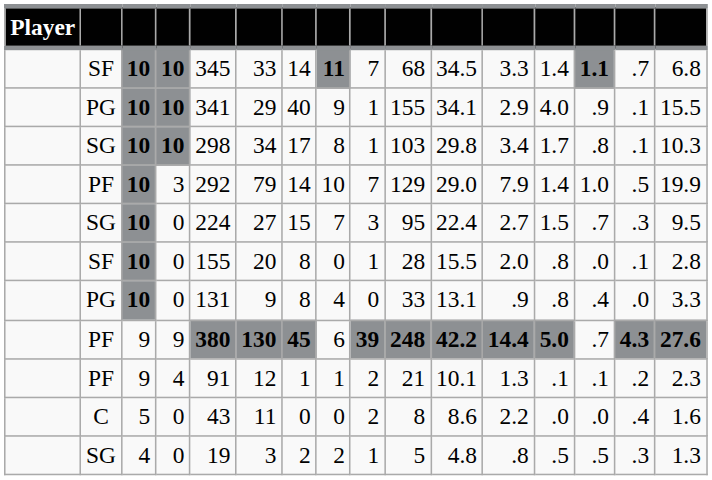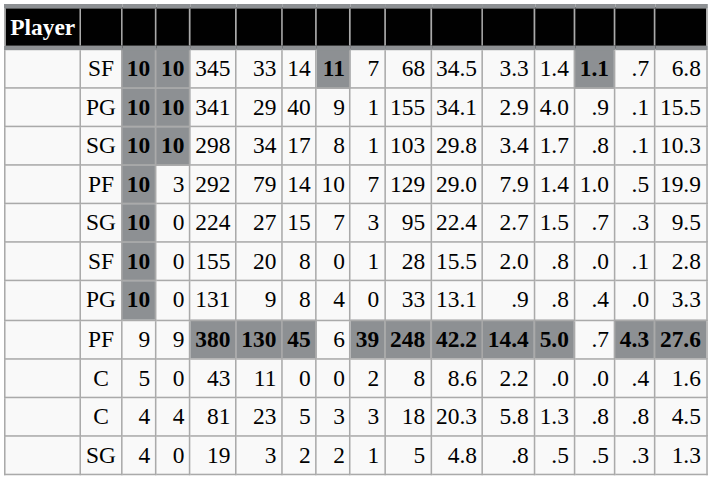- row: (101, 377)
+ row: (101, 416)
